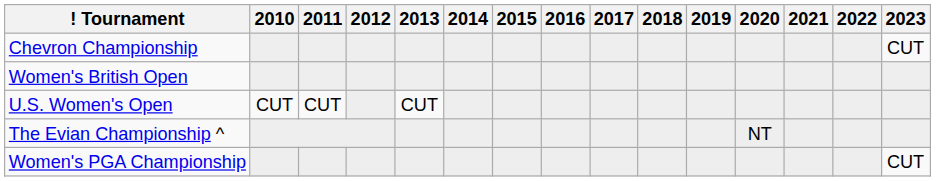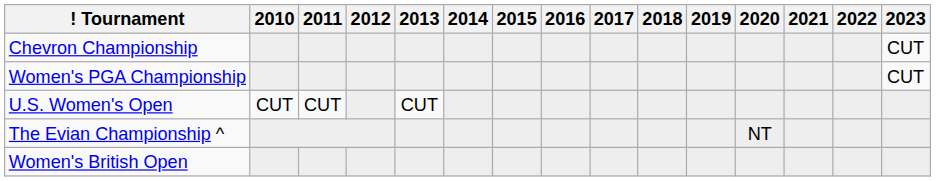rows swapped: (127, 162) <-> (98, 76)
